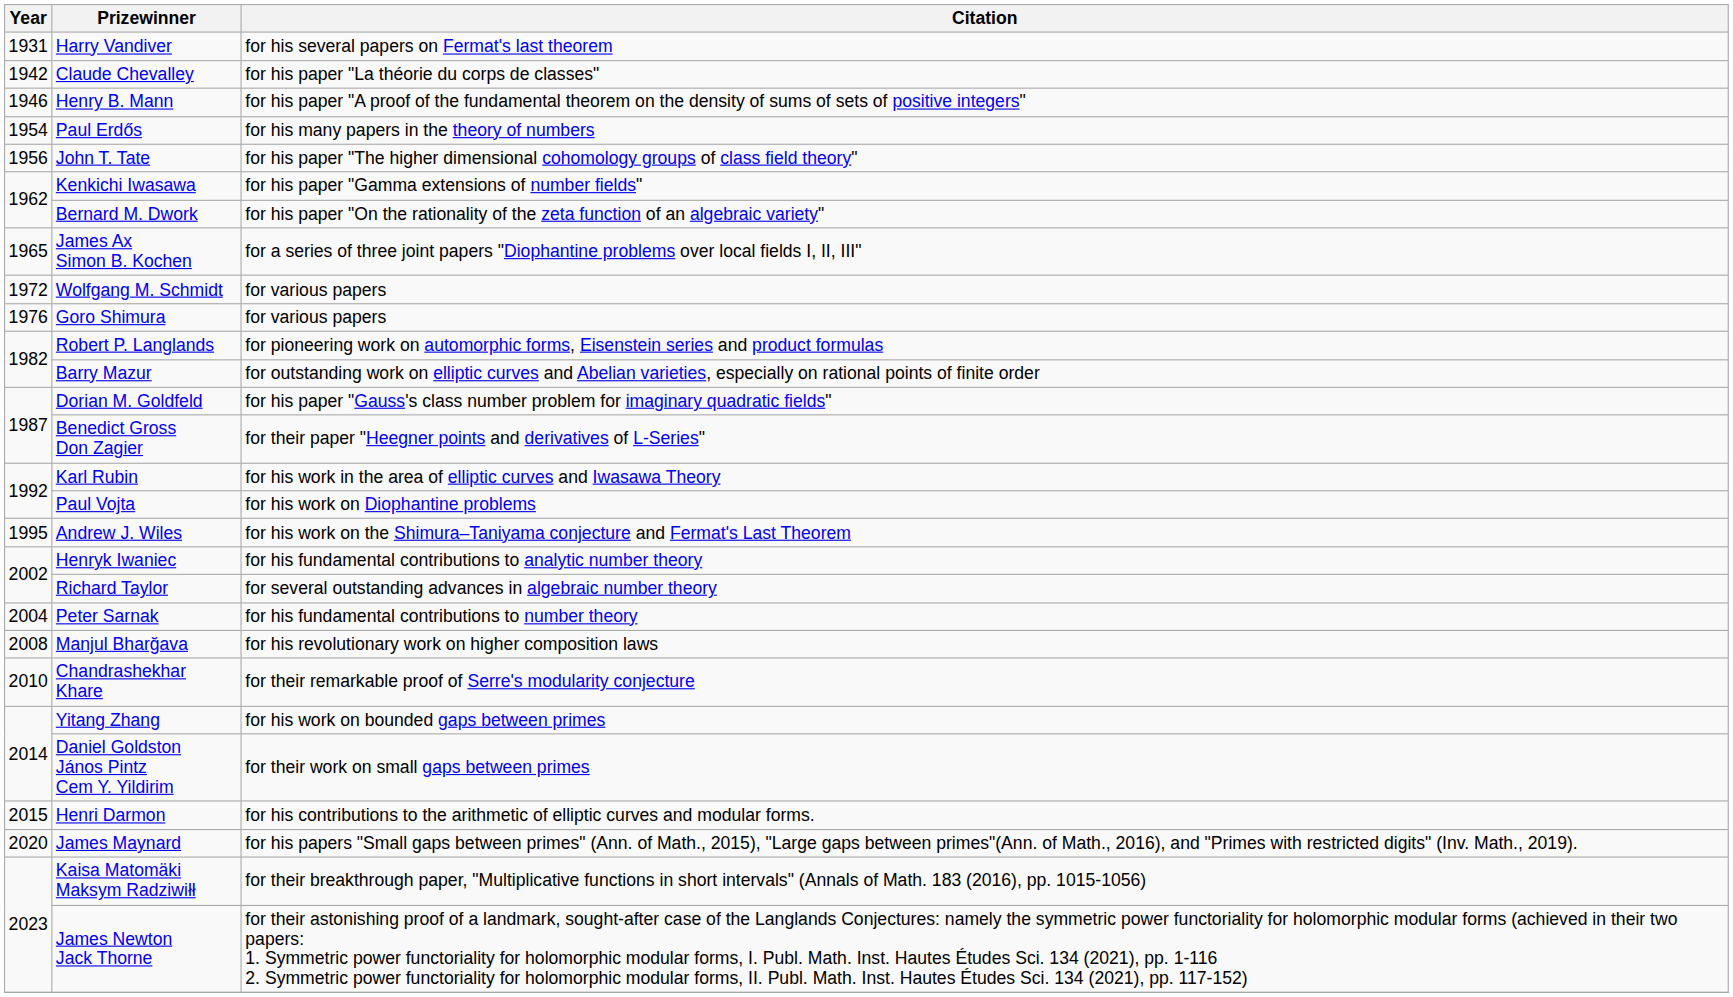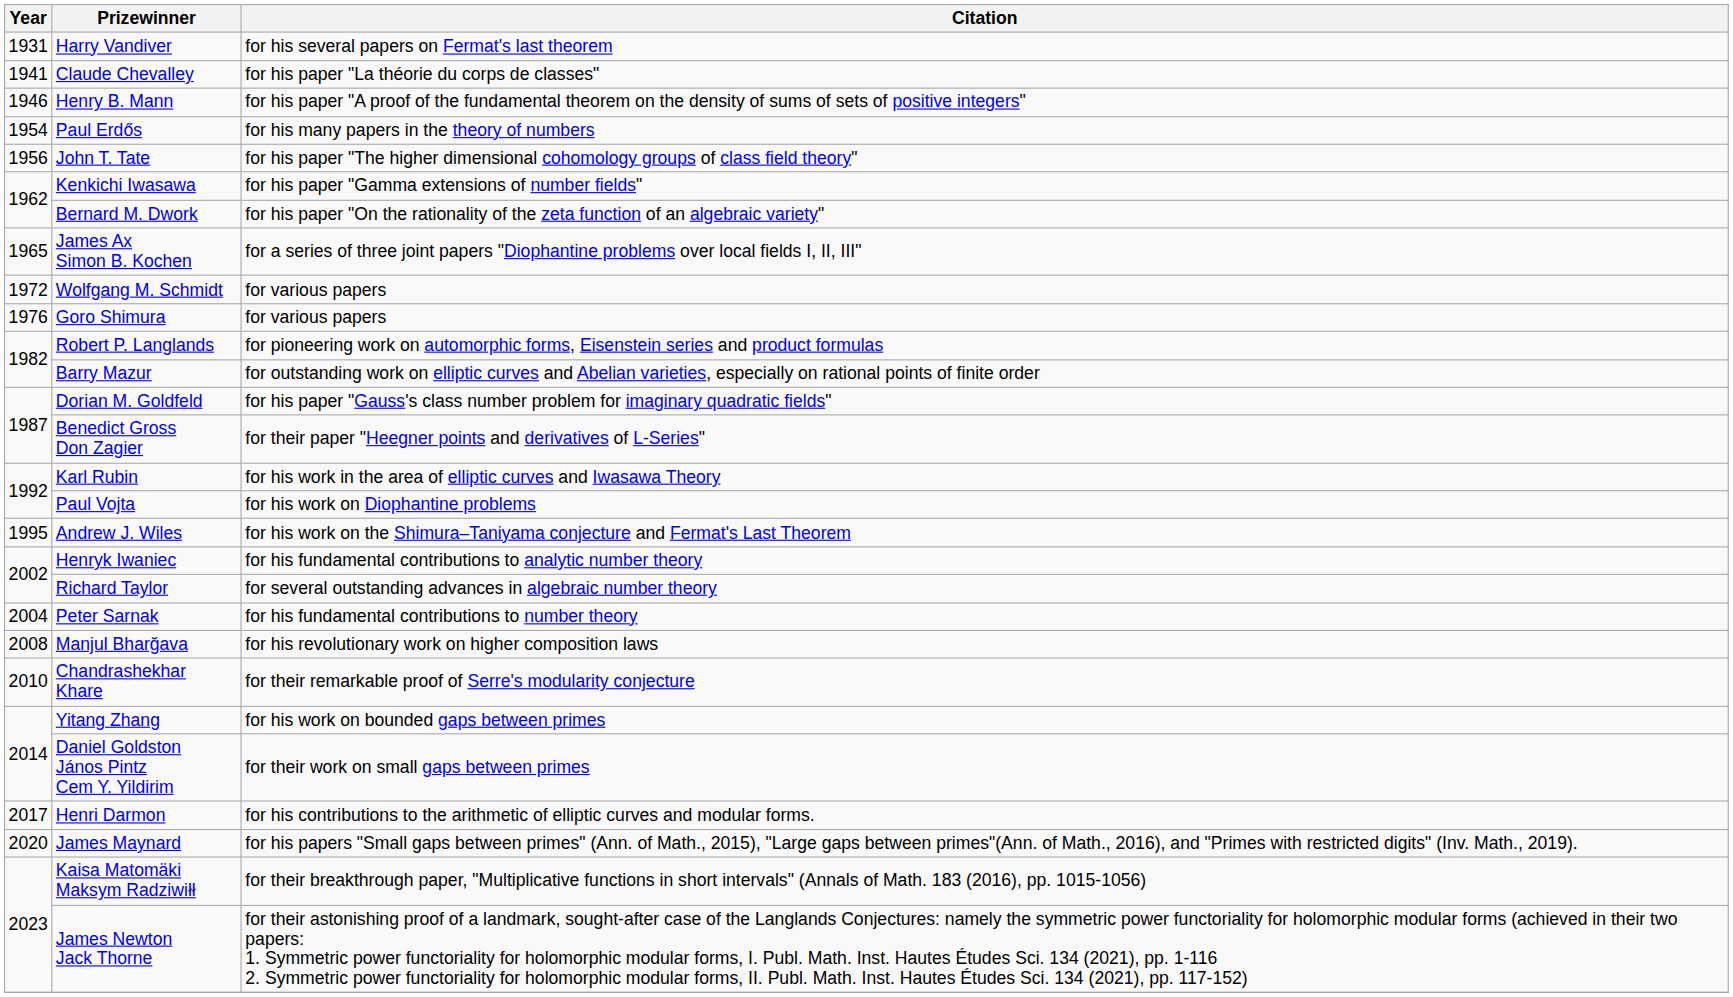(28, 74) 1942 -> (28, 74) 1941
(28, 815) 2015 -> (28, 815) 2017
